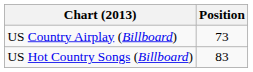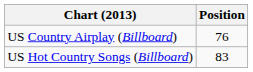(222, 36) 73 -> (222, 36) 76
